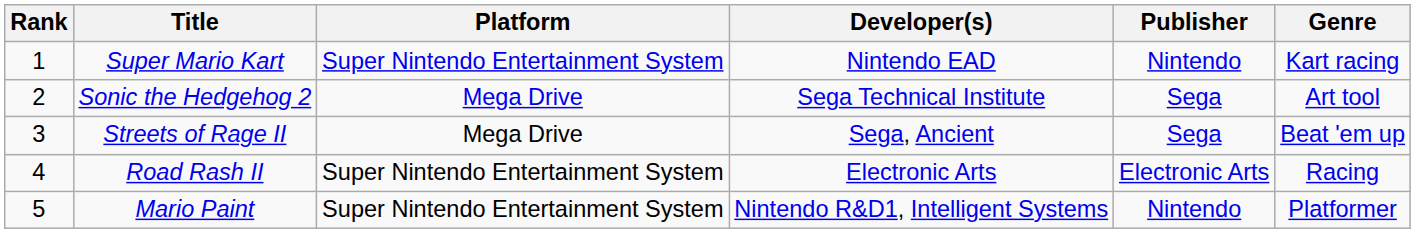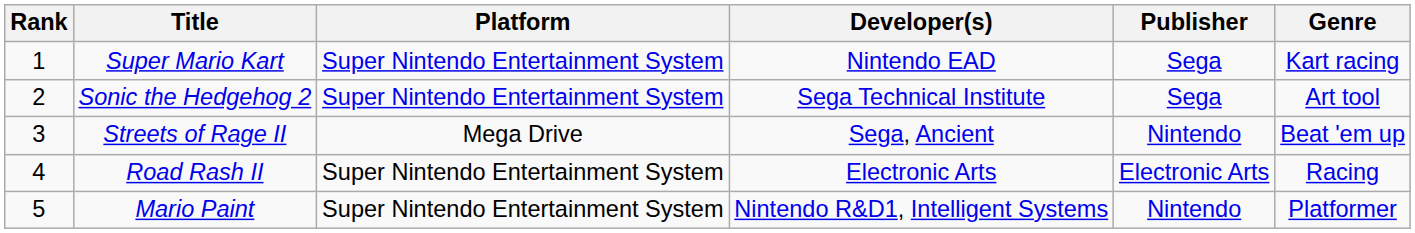(1194, 60) Nintendo -> (1194, 60) Sega
(523, 97) Mega Drive -> (523, 97) Super Nintendo Entertainment System
(1194, 135) Sega -> (1194, 135) Nintendo
